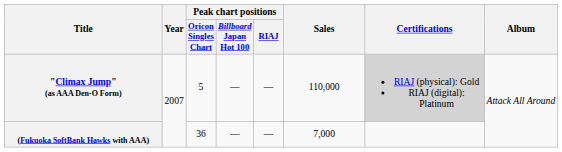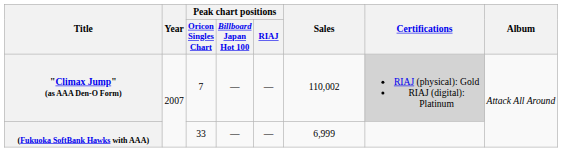(201, 87) 5 -> (201, 87) 7
(324, 87) 110,000 -> (324, 87) 110,002
(201, 134) 36 -> (201, 134) 33
(324, 134) 7,000 -> (324, 134) 6,999
